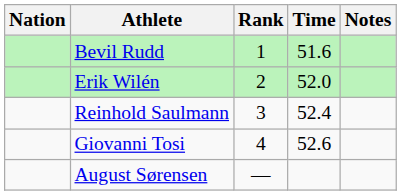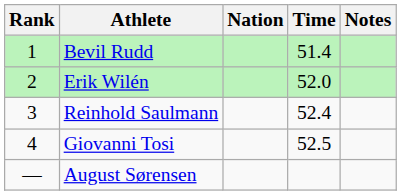columns swapped: (261, 19) <-> (37, 19)
(314, 50) 51.6 -> (314, 50) 51.4
(314, 143) 52.6 -> (314, 143) 52.5
